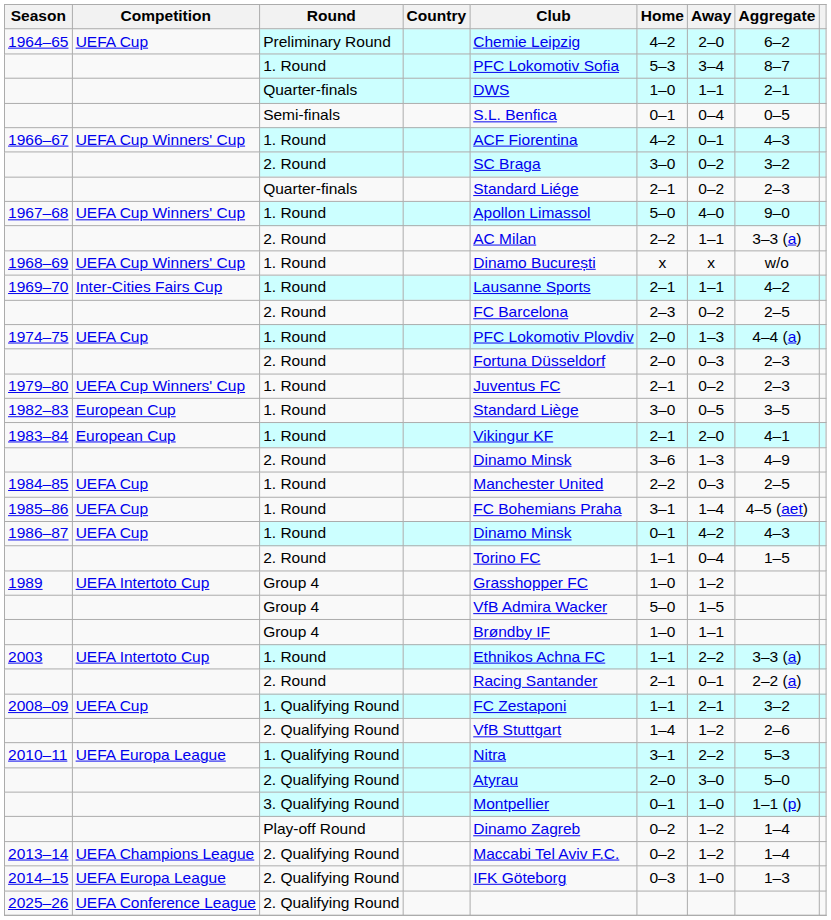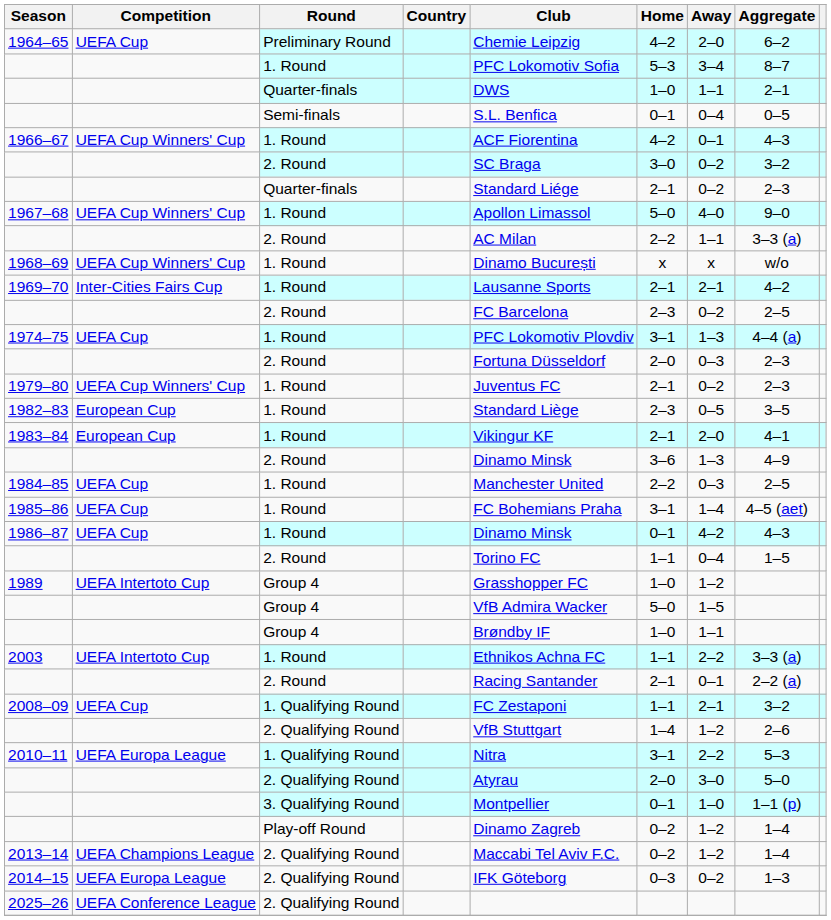(711, 287) 1–1 -> (711, 287) 2–1
(662, 336) 2–0 -> (662, 336) 3–1
(662, 410) 3–0 -> (662, 410) 2–3
(711, 878) 1–0 -> (711, 878) 0–2
